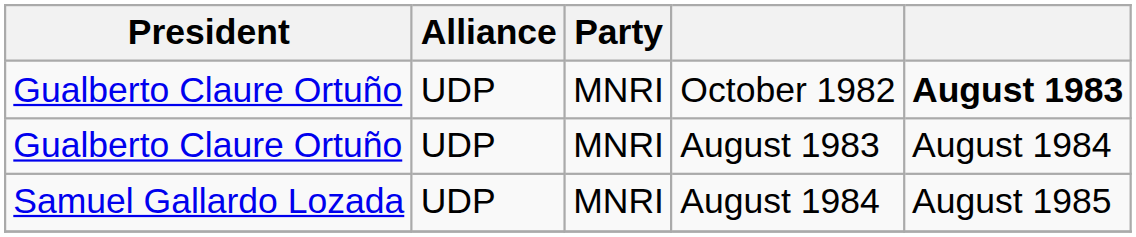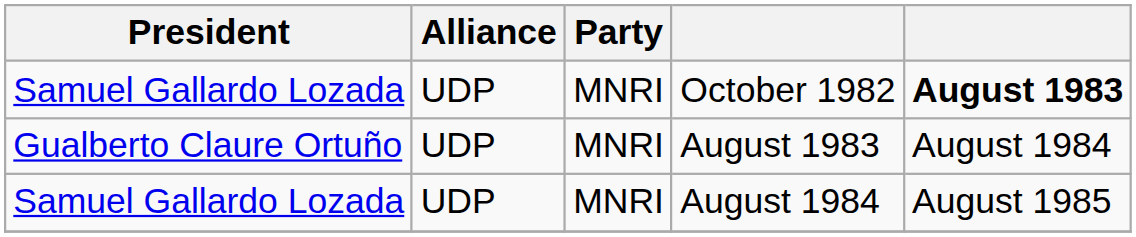(208, 88) Gualberto Claure Ortuño -> (209, 88) Samuel Gallardo Lozada
